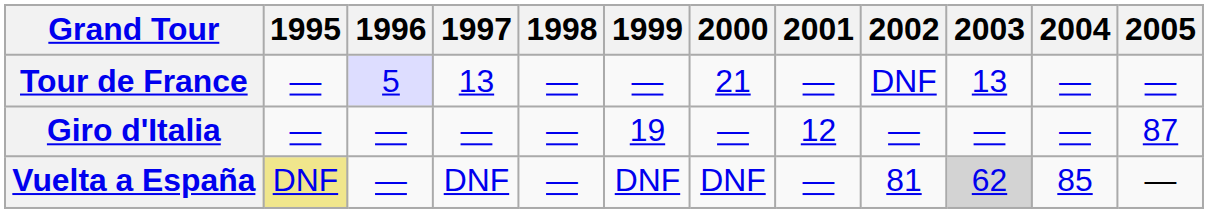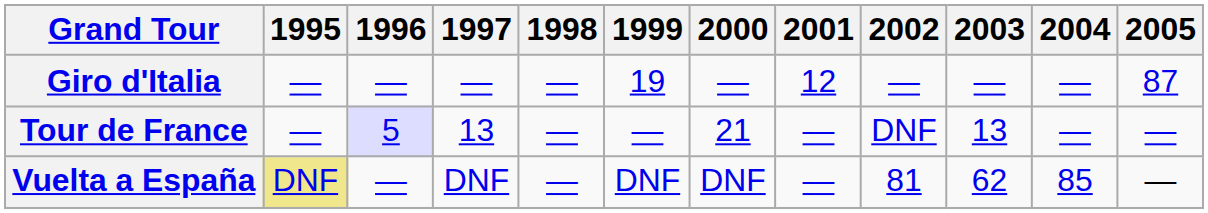rows swapped: (134, 130) <-> (134, 80)
(990, 181) lightgrey background -> (990, 181) no background
